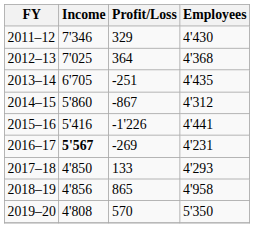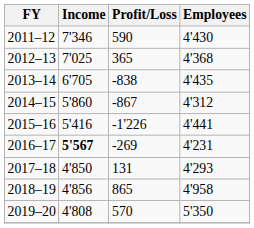(122, 37) 329 -> (122, 37) 590
(122, 59) 364 -> (122, 59) 365
(125, 80) -251 -> (125, 80) -838
(122, 168) 133 -> (122, 168) 131
